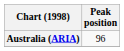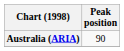(101, 38) 96 -> (101, 38) 90
